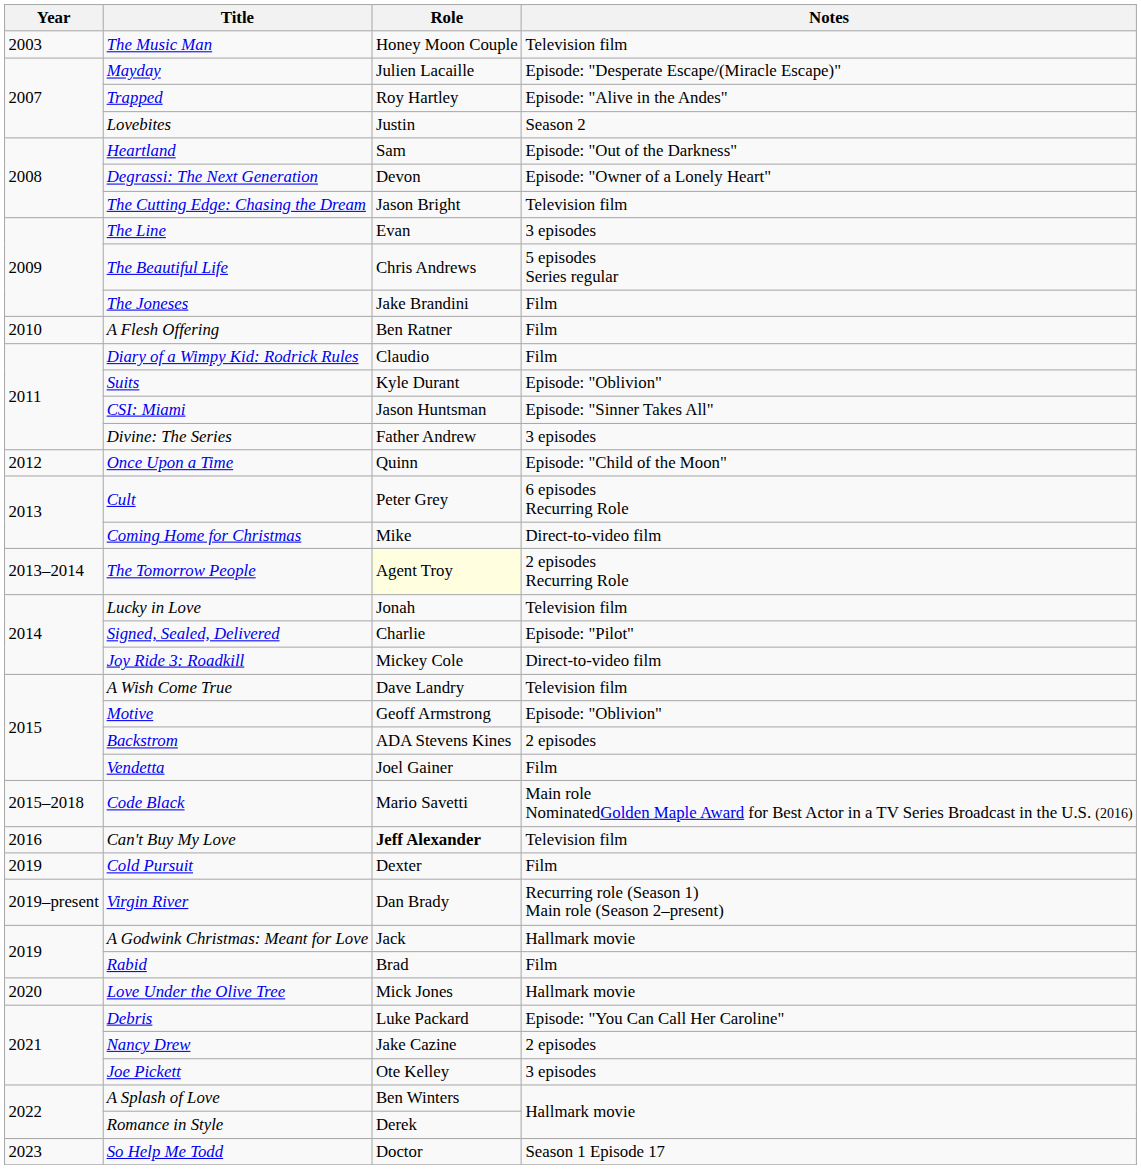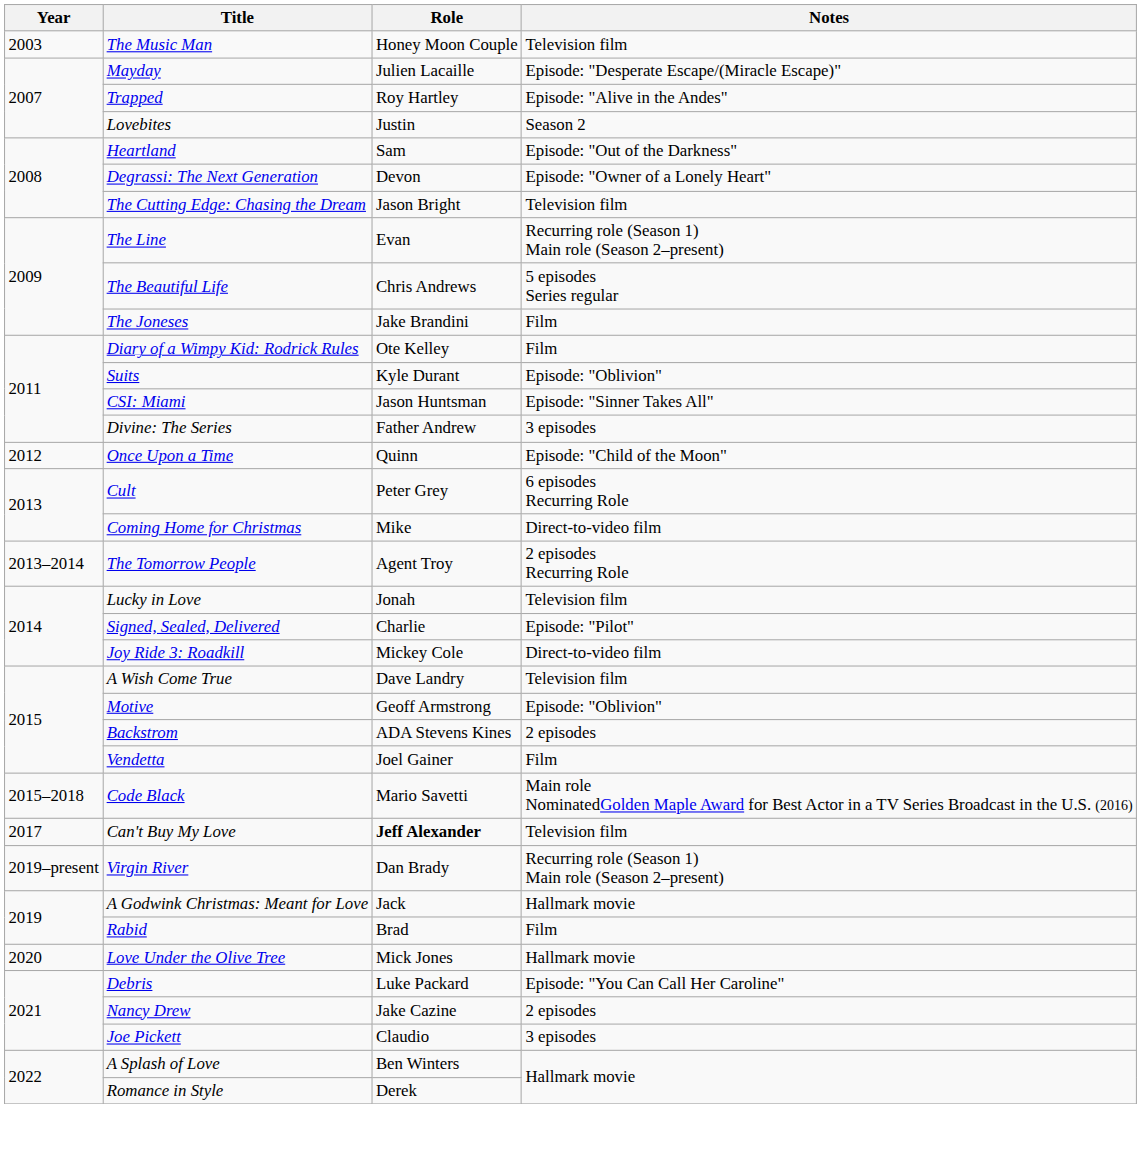(561, 230) 3 episodes -> (625, 240) Recurring role (Season 1) Main role (Season 2–present)
- row: (163, 329)
(402, 356) Claudio -> (412, 348) Ote Kelley
(414, 571) lightyellow background -> (414, 563) no background
(25, 839) 2016 -> (25, 831) 2017
- row: (150, 866)
(412, 1071) Ote Kelley -> (402, 1037) Claudio
- row: (165, 1151)
